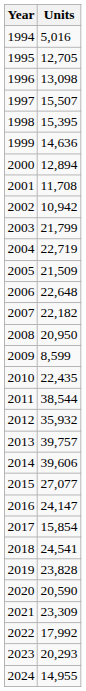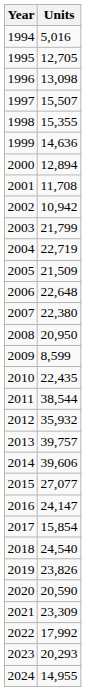(59, 121) 15,395 -> (59, 121) 15,355
(59, 313) 22,182 -> (59, 313) 22,380
(59, 548) 24,541 -> (59, 548) 24,540
(59, 569) 23,828 -> (59, 569) 23,826
